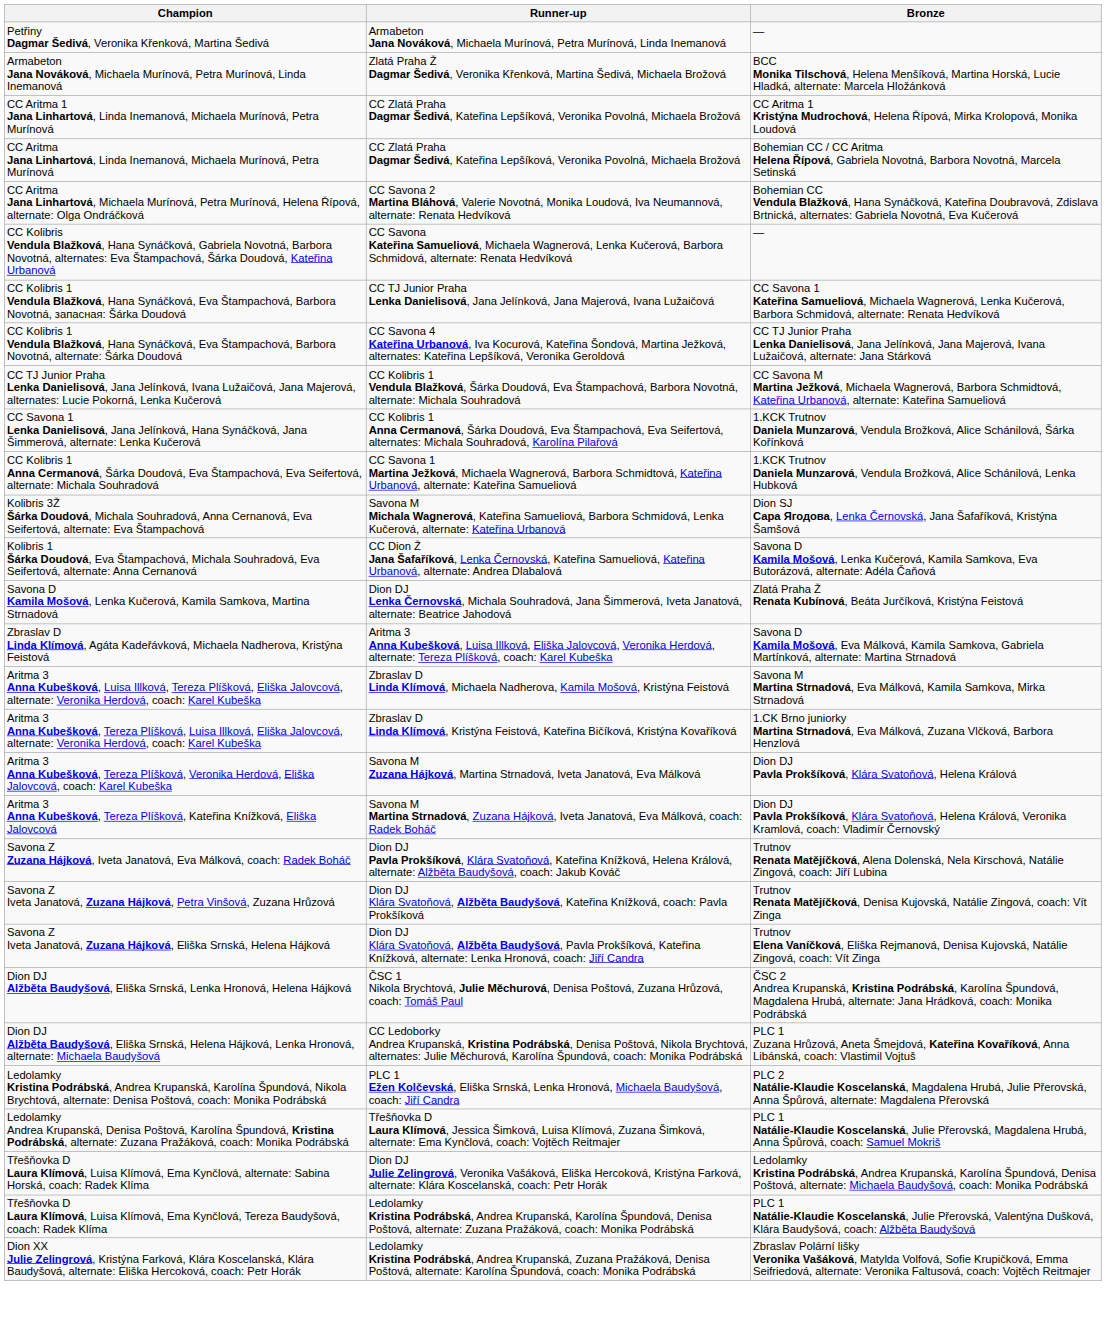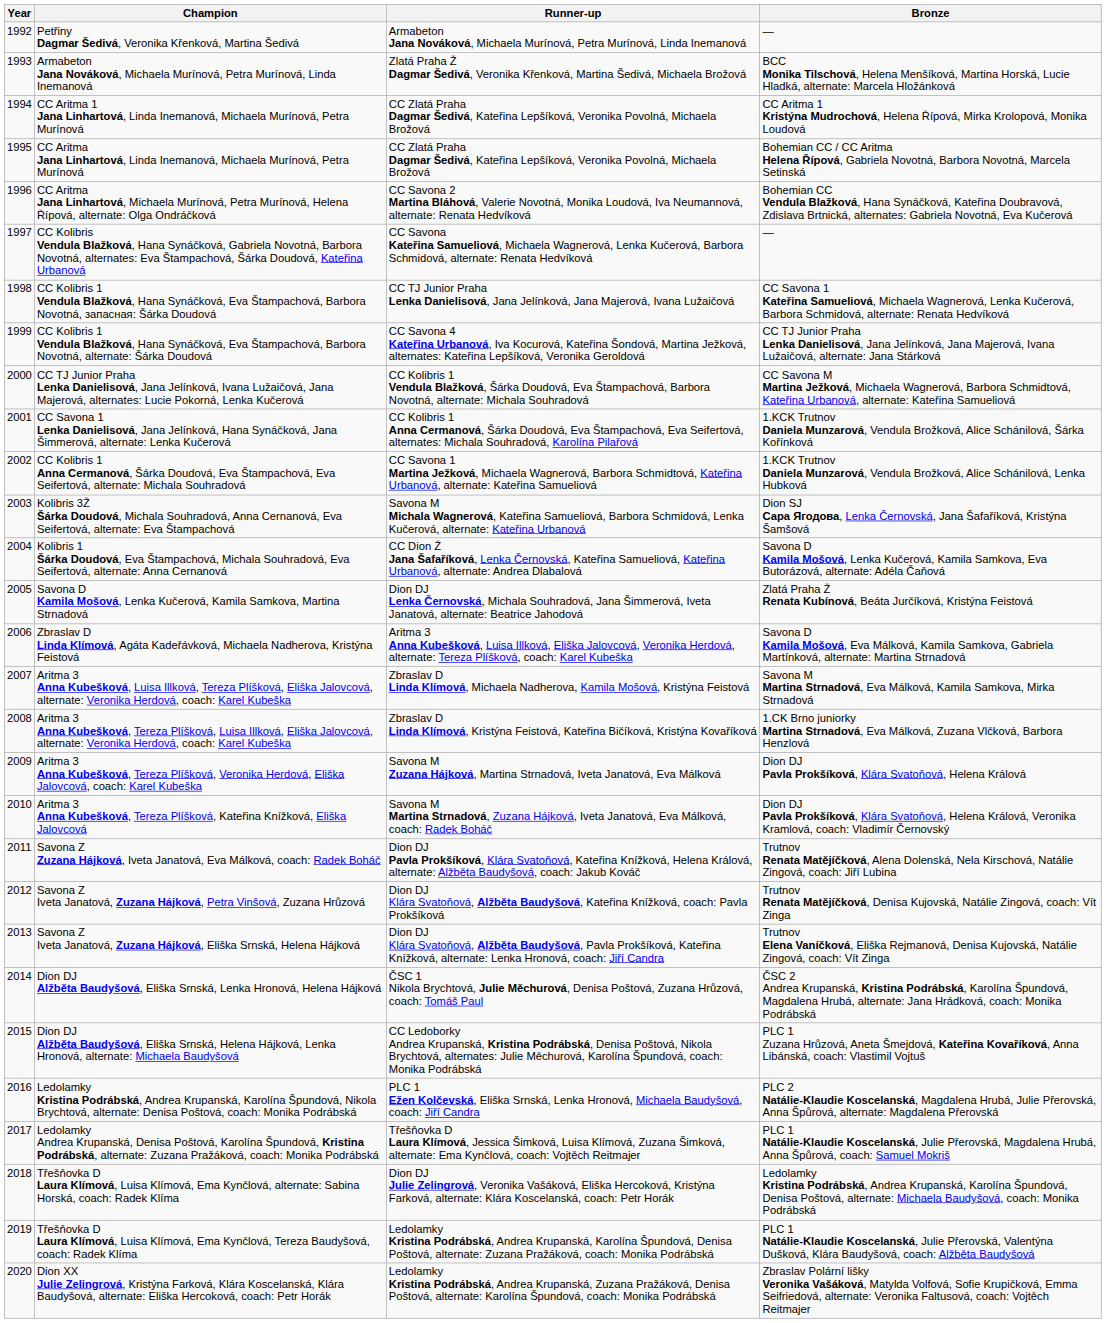+ column: (19, 13)
